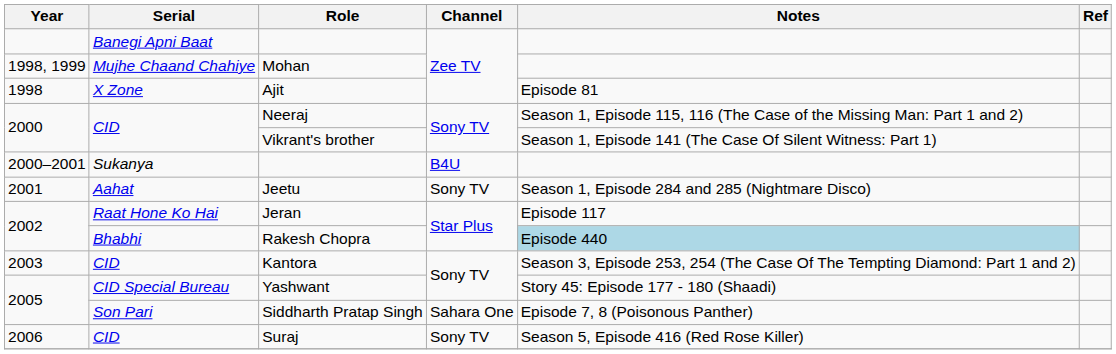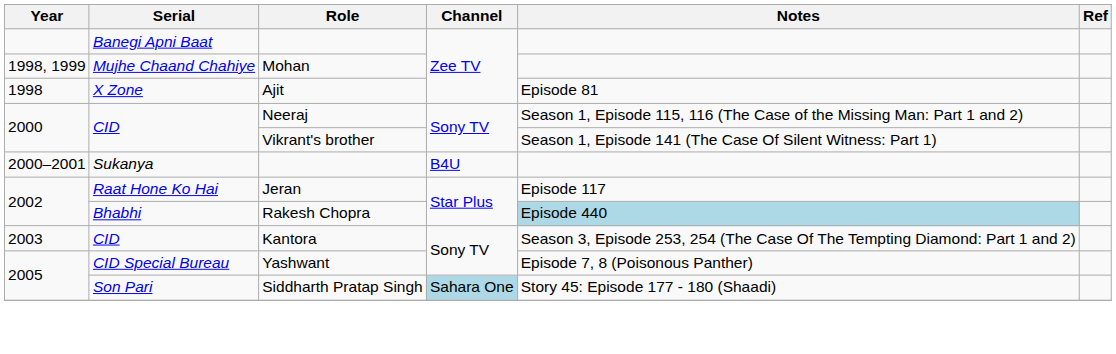- row: (25, 189)
(648, 287) Story 45: Episode 177 - 180 (Shaadi) -> (637, 262) Episode 7, 8 (Poisonous Panther)
(472, 312) no background -> (472, 287) lightblue background
(637, 312) Episode 7, 8 (Poisonous Panther) -> (648, 287) Story 45: Episode 177 - 180 (Shaadi)
- row: (25, 336)
